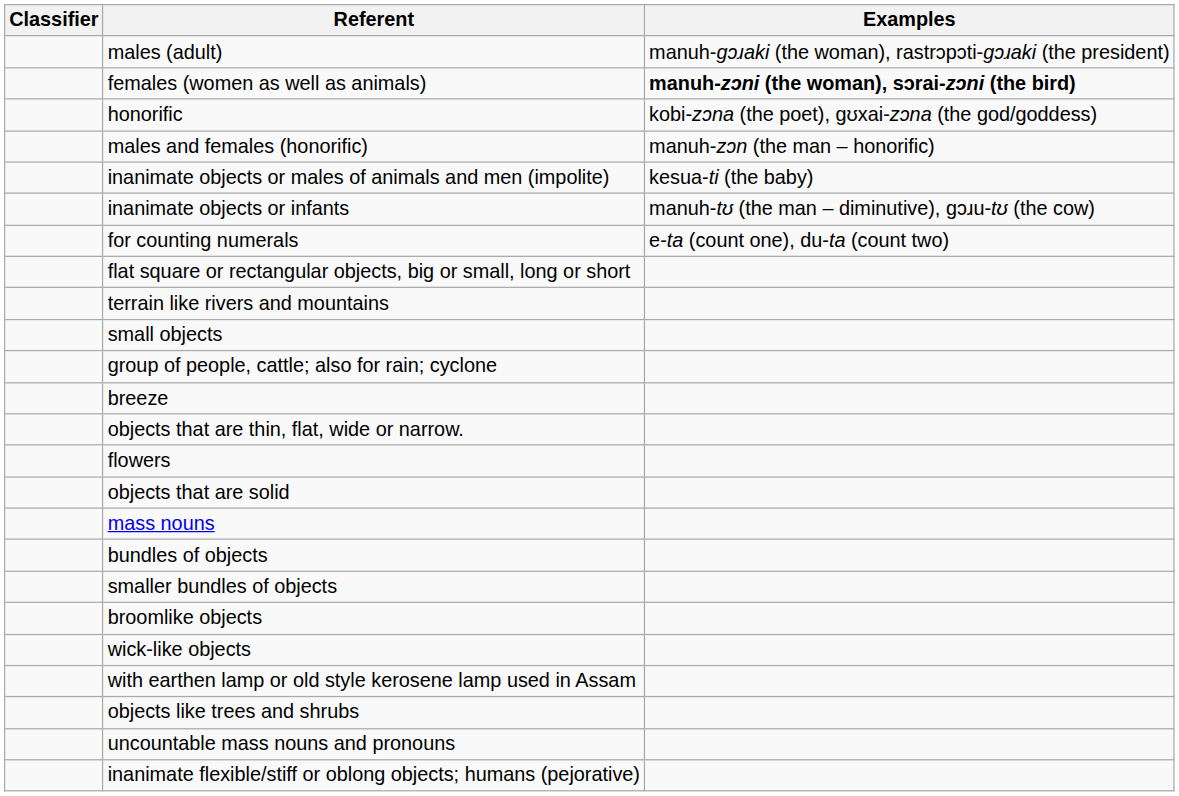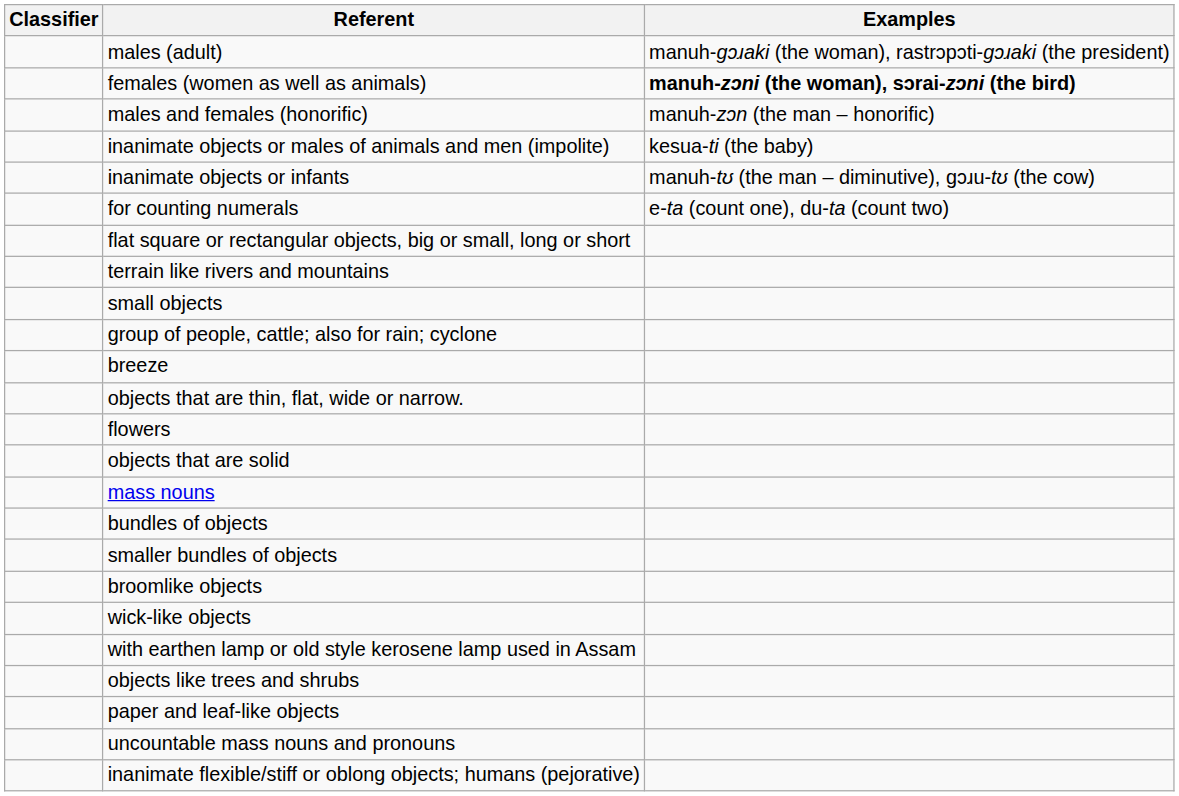- row: (145, 114)
+ row: (223, 712)
